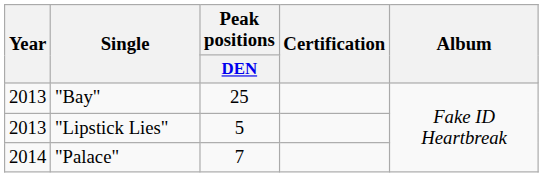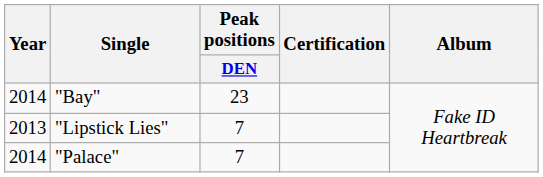(28, 97) 2013 -> (28, 97) 2014
(239, 97) 25 -> (239, 97) 23
(239, 127) 5 -> (239, 127) 7
